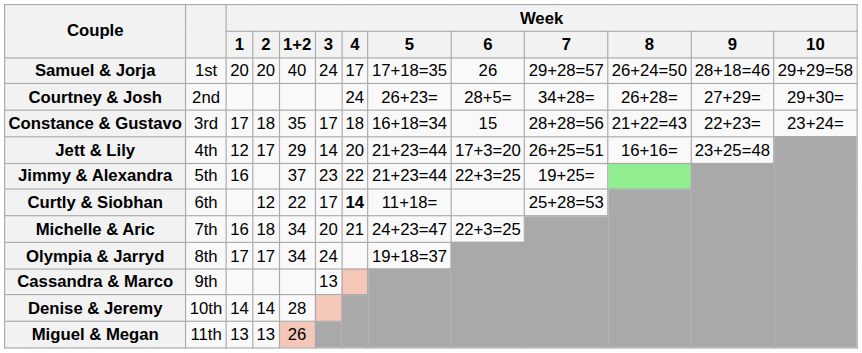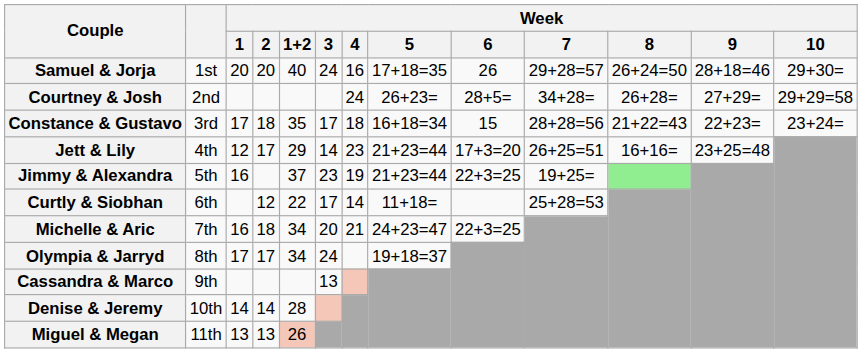(355, 71) 17 -> (355, 71) 16
(815, 71) 29+29=58 -> (815, 71) 29+30=
(815, 97) 29+30= -> (815, 97) 29+29=58
(355, 150) 20 -> (355, 150) 23
(355, 177) 22 -> (355, 177) 19
(355, 203) bold -> (355, 203) normal
